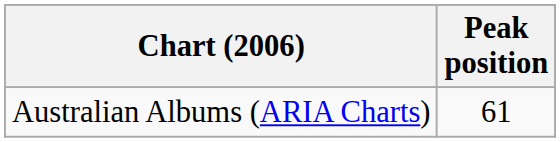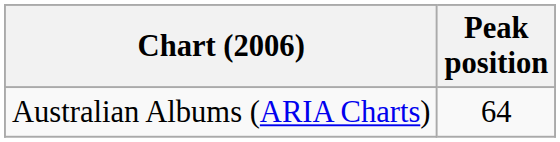(496, 111) 61 -> (496, 111) 64
